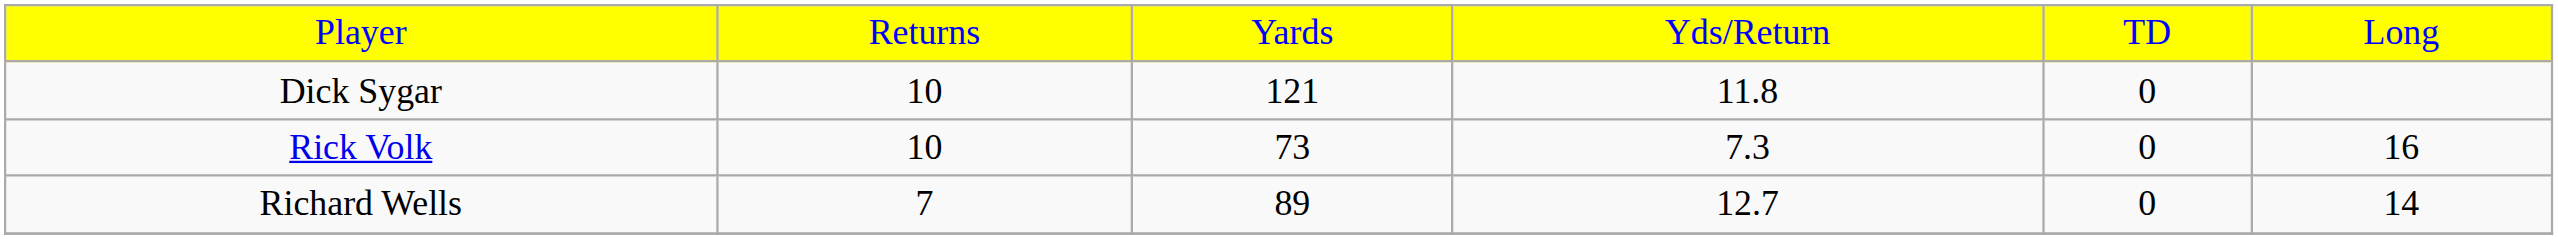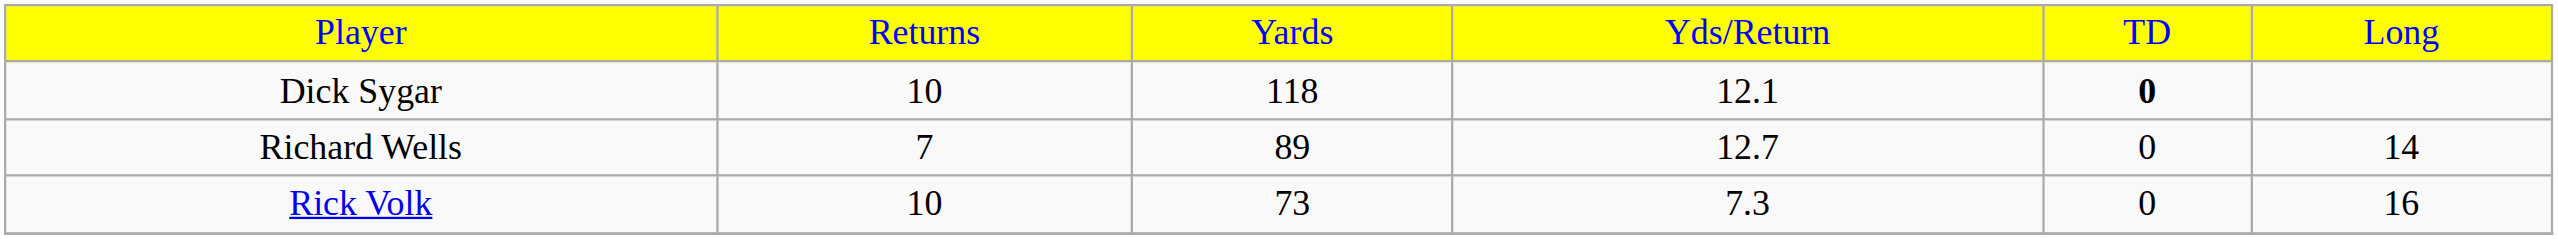(1292, 89) 121 -> (1292, 89) 118
(1748, 89) 11.8 -> (1748, 89) 12.1
(2147, 89) normal -> (2147, 89) bold
rows swapped: (361, 203) <-> (361, 146)
